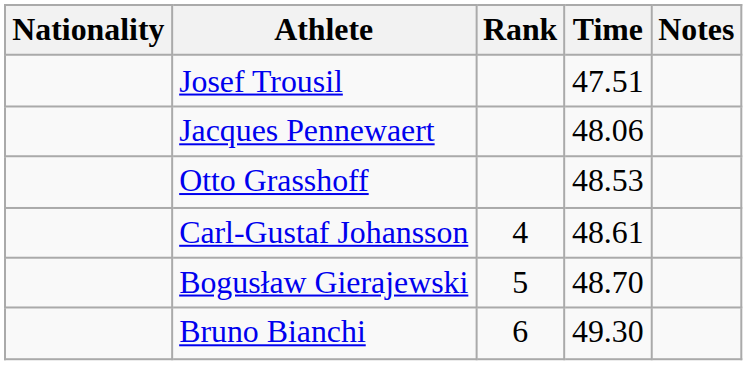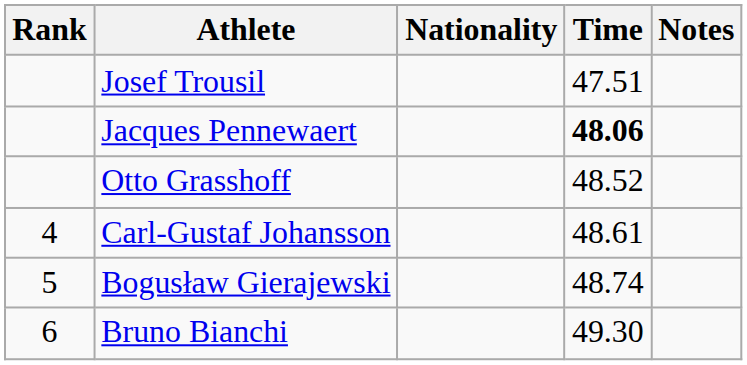columns swapped: (520, 29) <-> (88, 29)
(608, 130) normal -> (608, 130) bold
(608, 181) 48.53 -> (608, 181) 48.52
(608, 282) 48.70 -> (608, 282) 48.74
